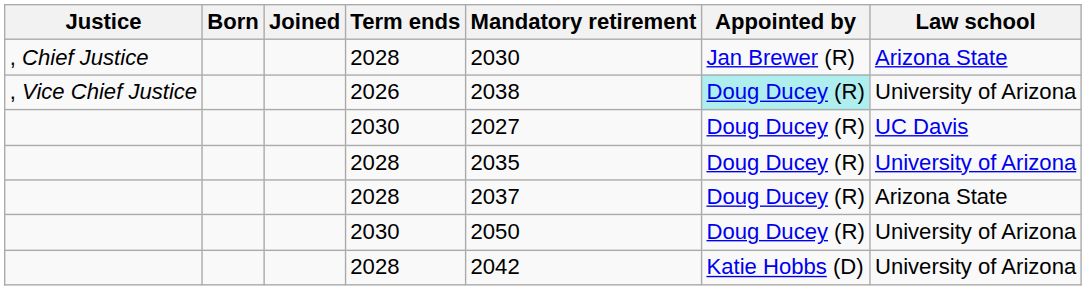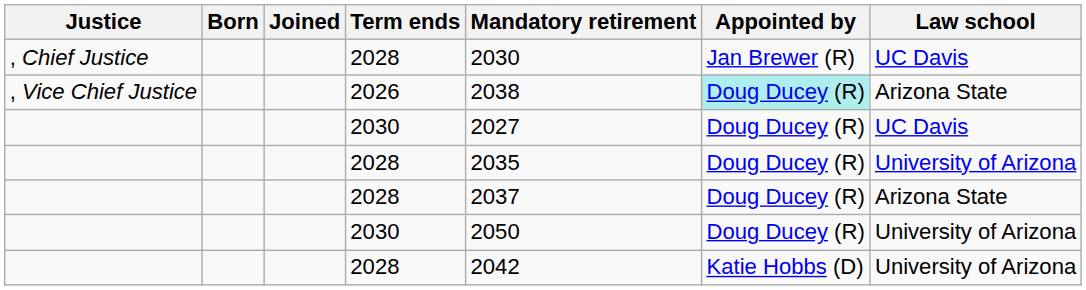(941, 57) Arizona State -> (922, 57) UC Davis
(976, 92) University of Arizona -> (941, 92) Arizona State
